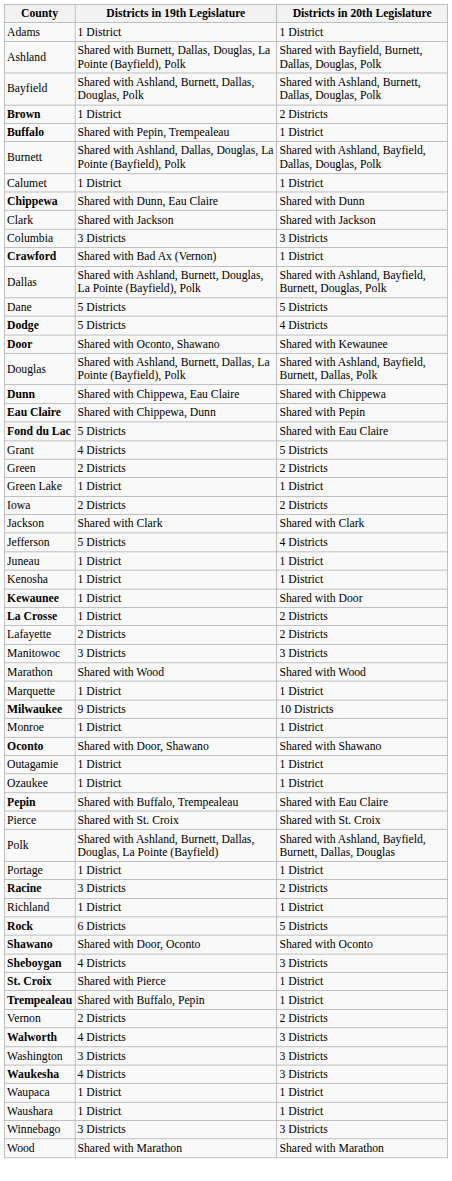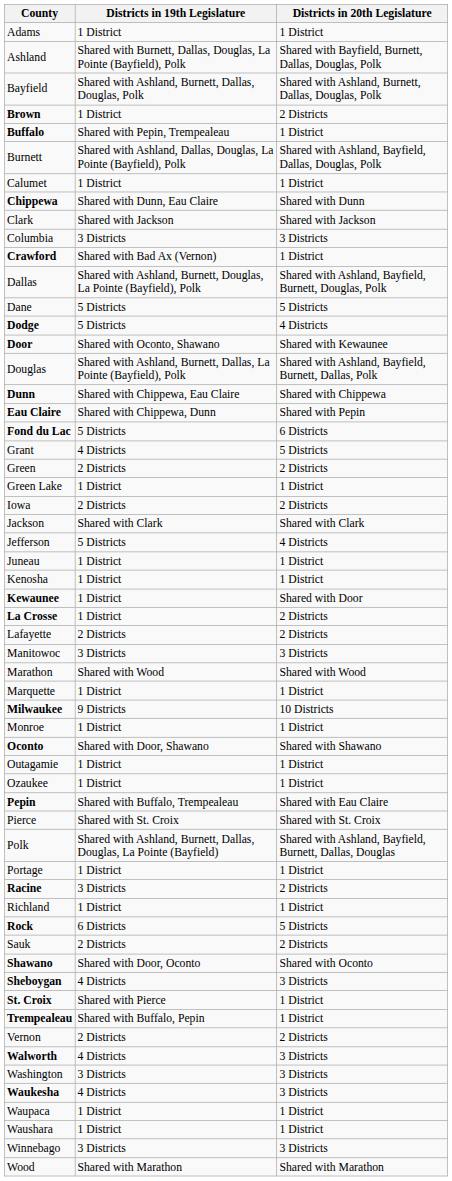(334, 431) Shared with Eau Claire -> (304, 431) 6 Districts
+ row: (19, 944)
